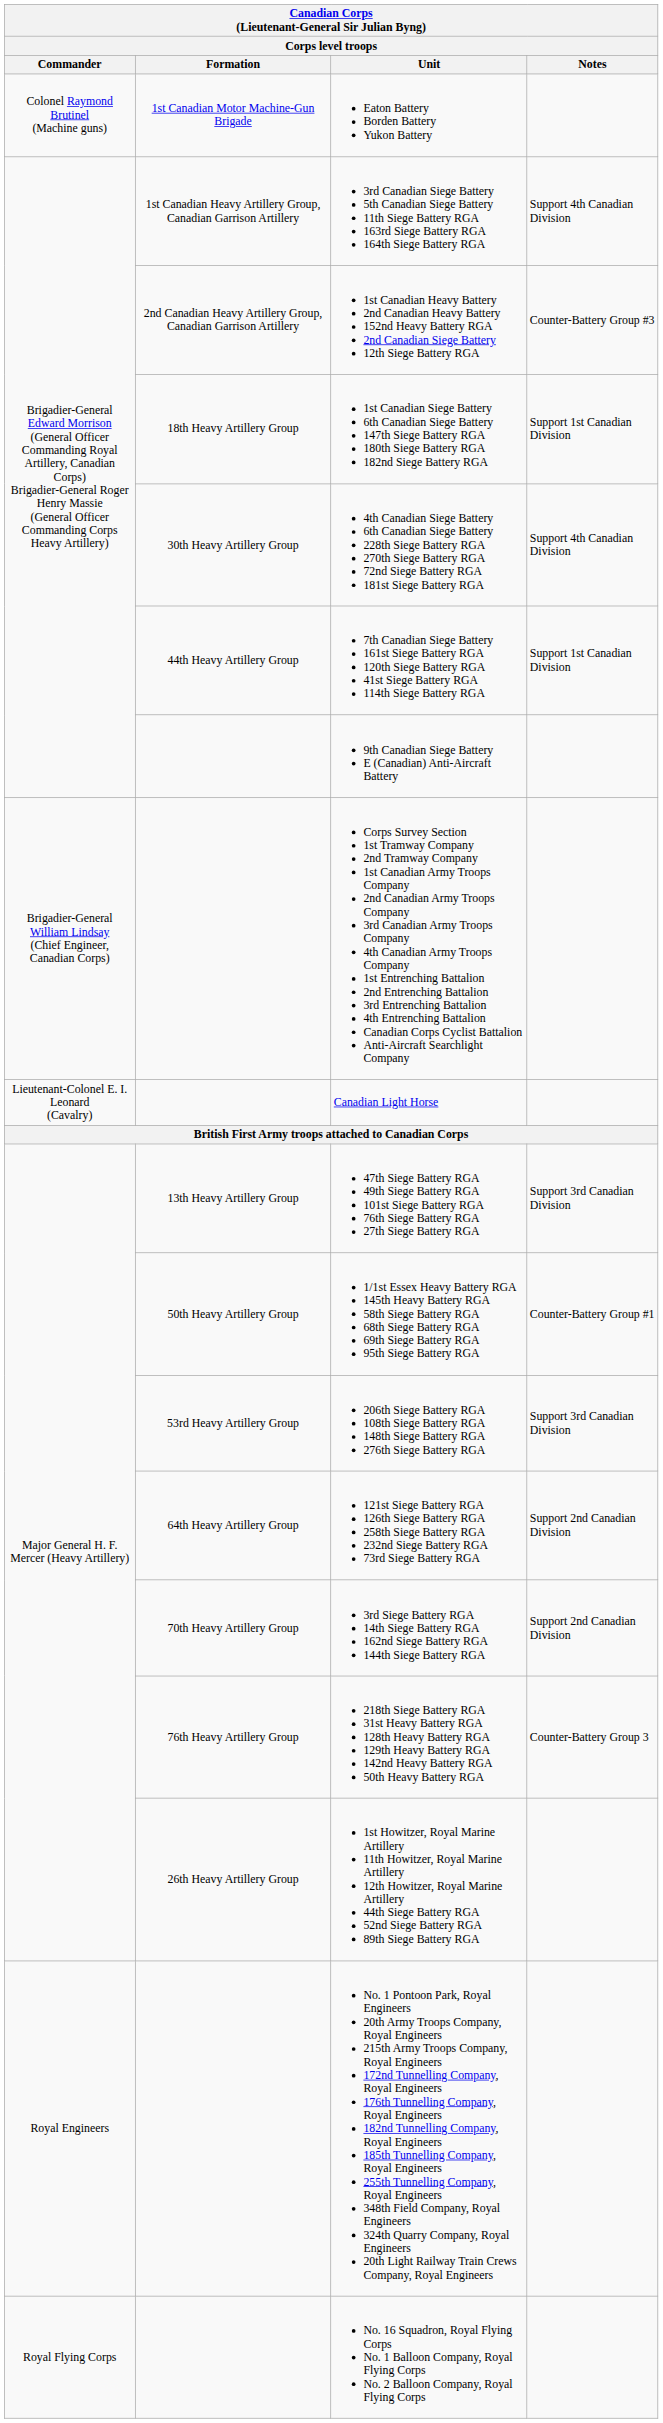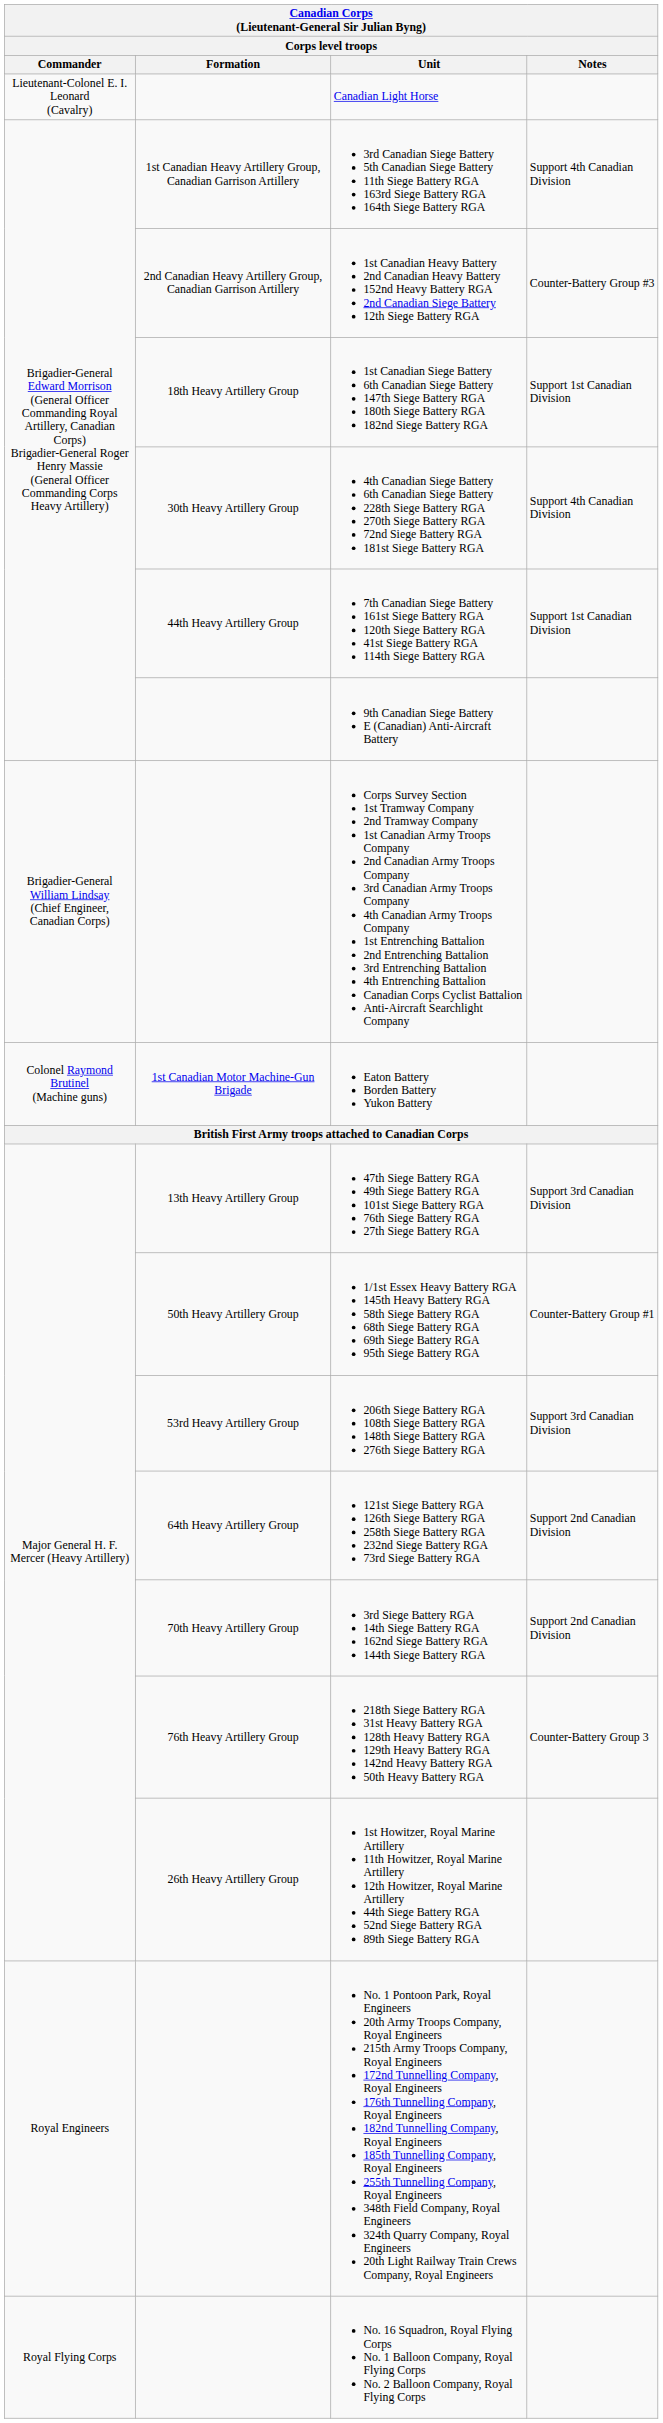rows swapped: (386, 1102) <-> (429, 122)
